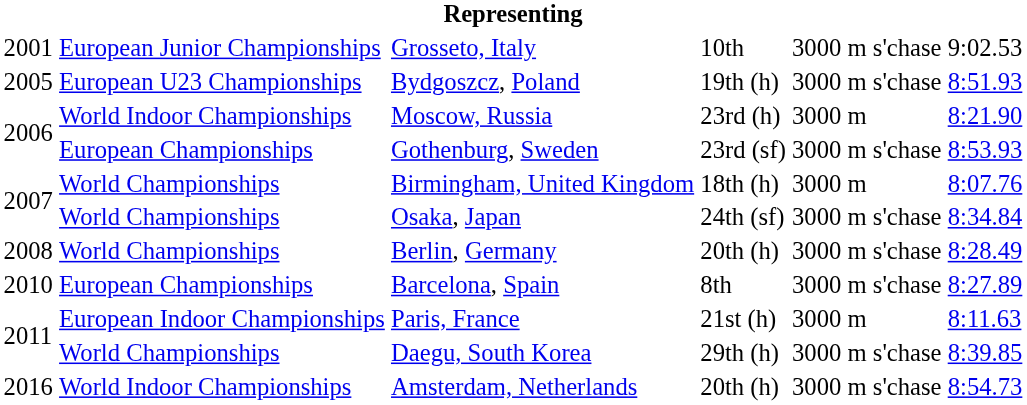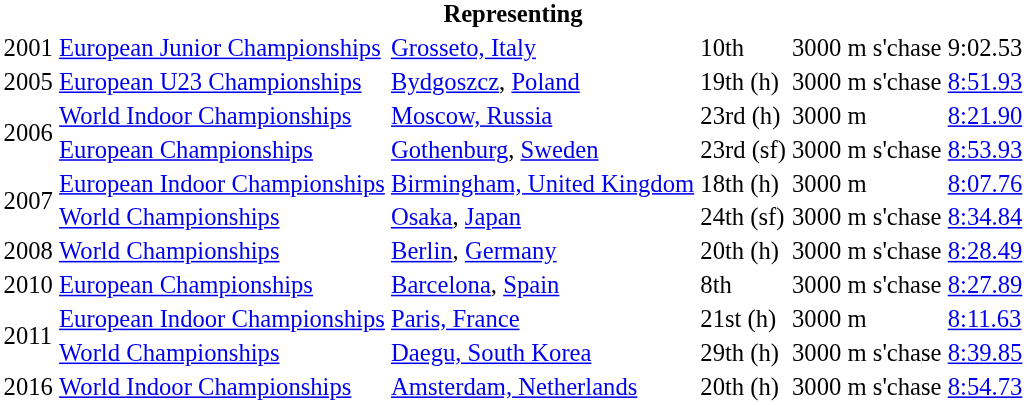(169, 183) World Championships -> (222, 183) European Indoor Championships
